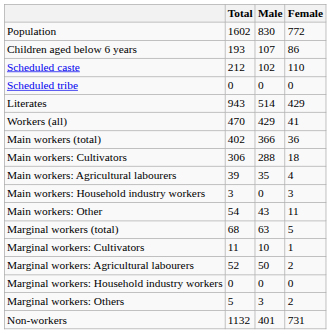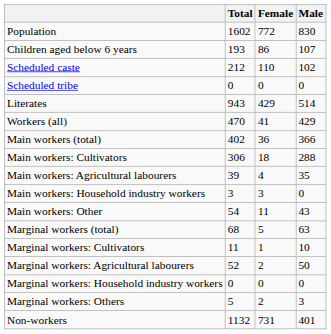columns swapped: (270, 13) <-> (305, 13)
